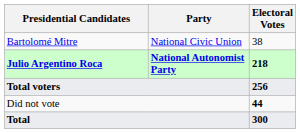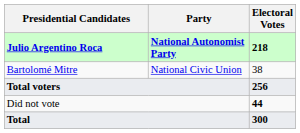rows swapped: (55, 64) <-> (42, 41)
